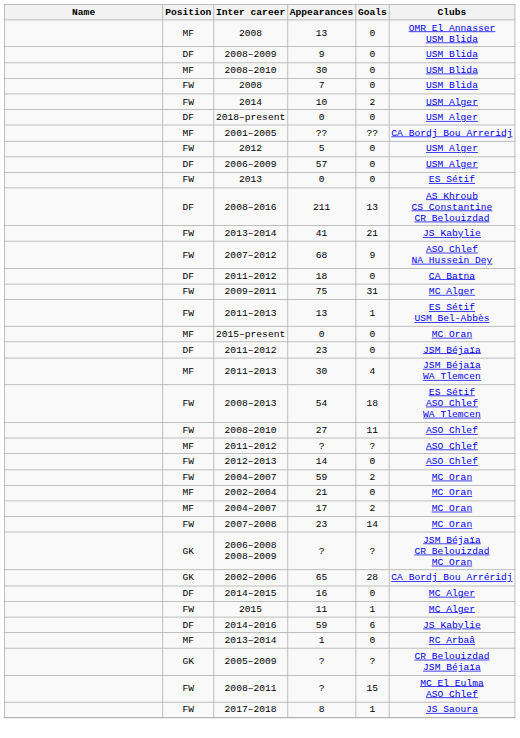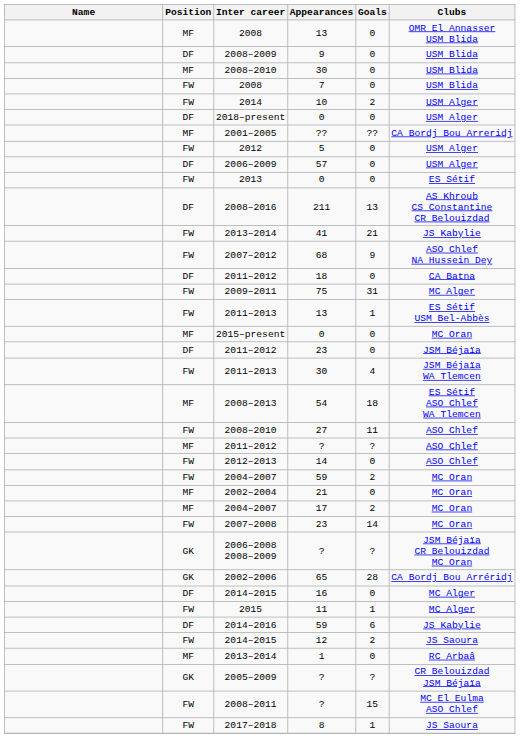(188, 371) MF -> (188, 371) FW
(188, 403) FW -> (188, 403) MF
+ row: (251, 641)
